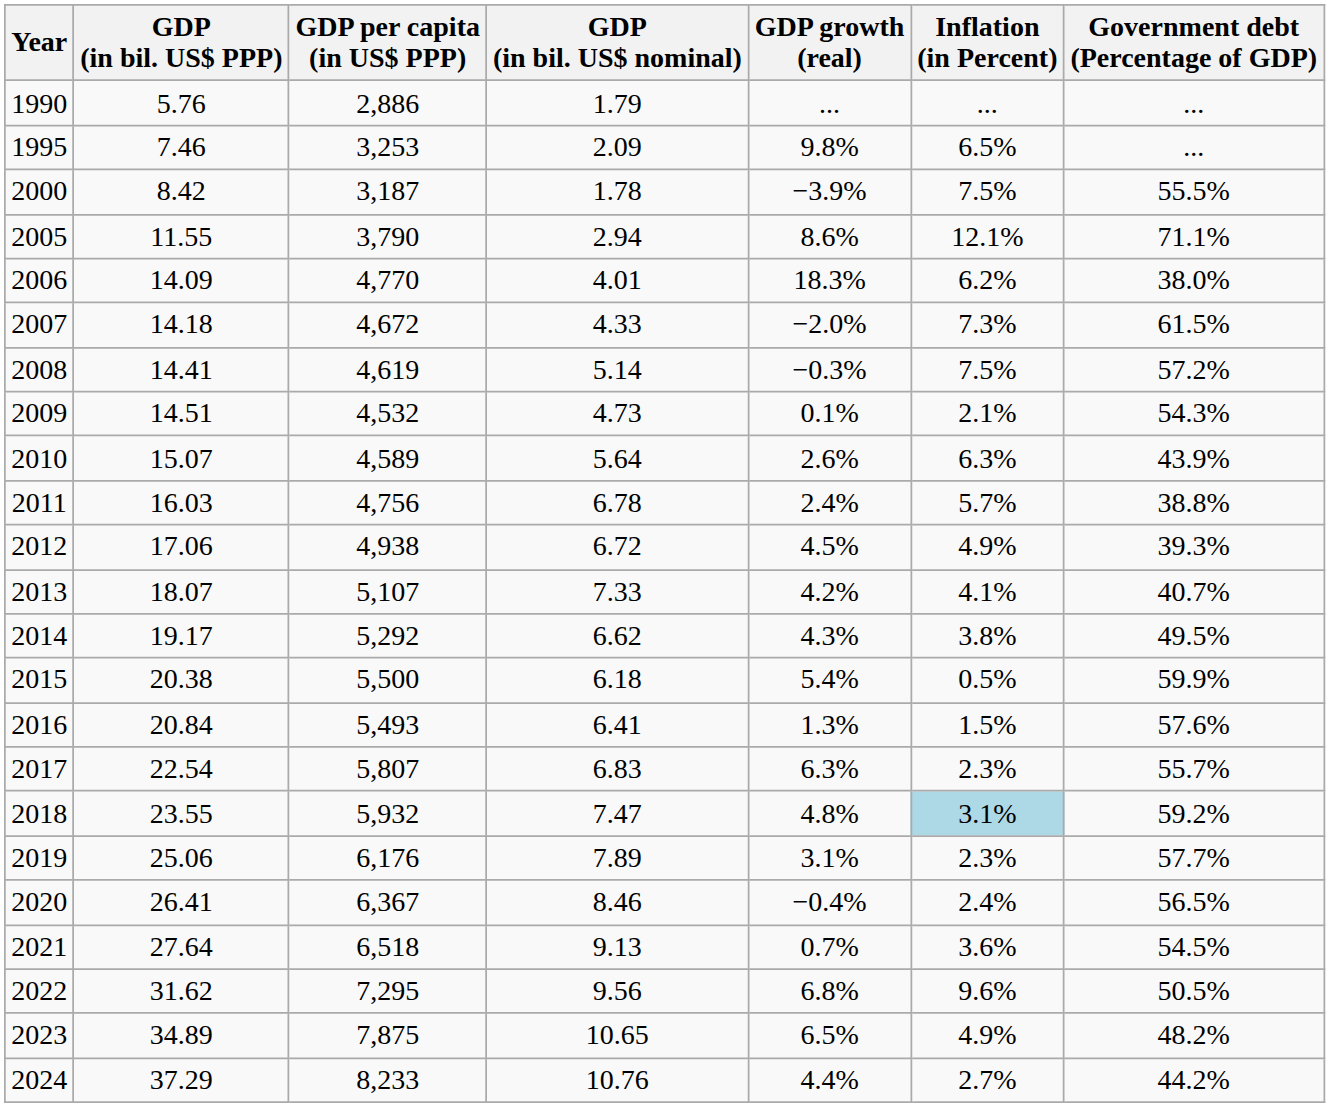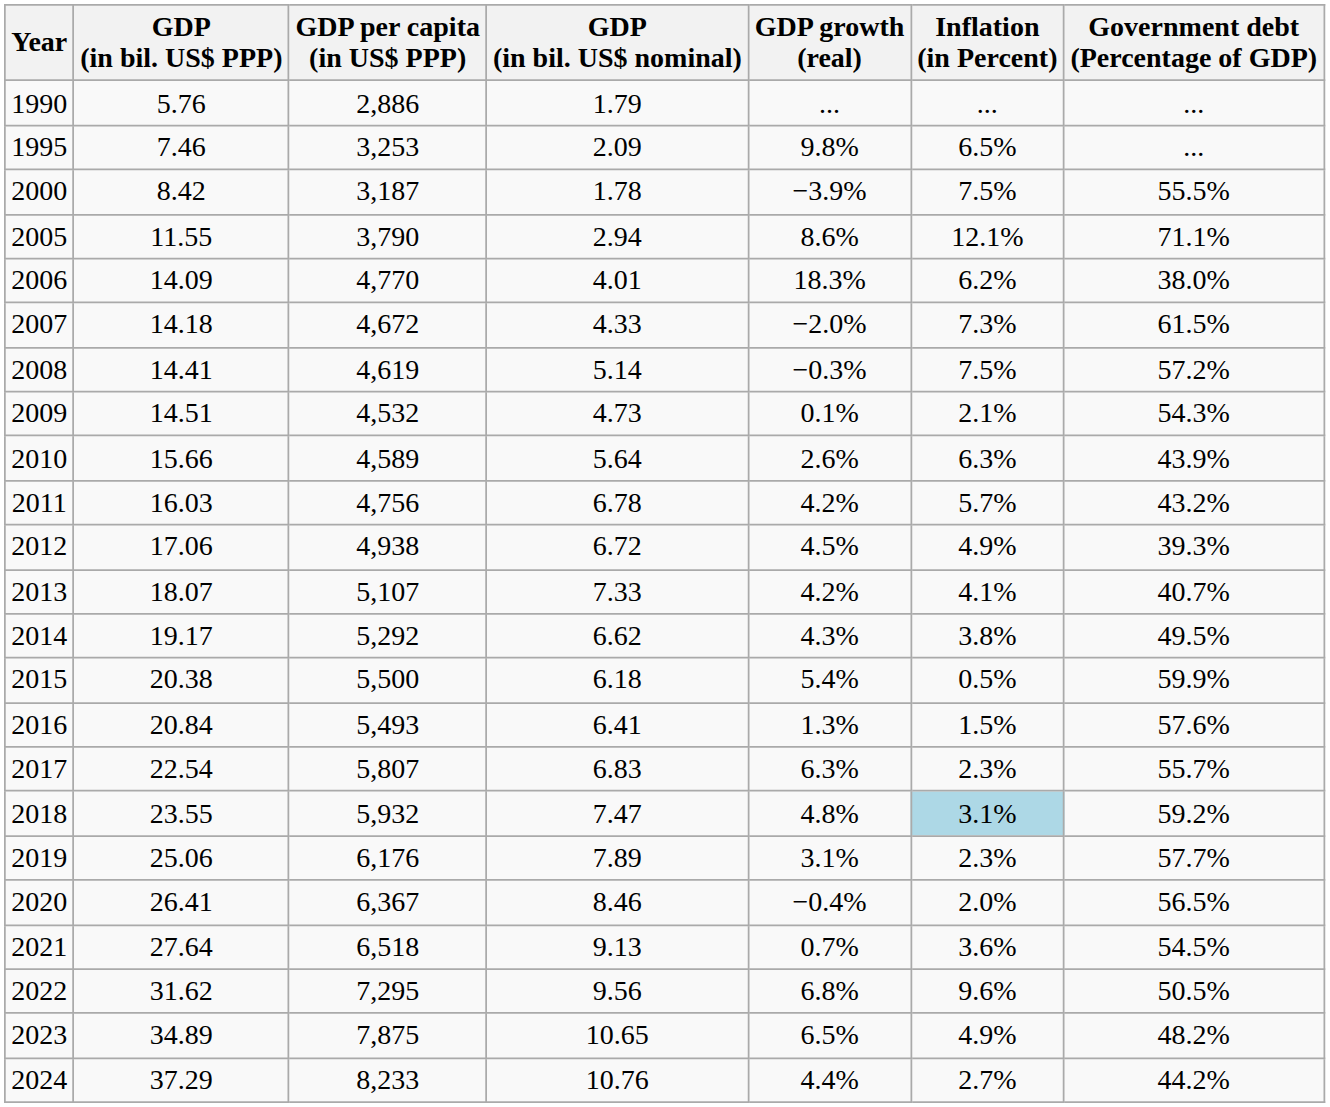(181, 457) 15.07 -> (181, 457) 15.66
(830, 502) 2.4% -> (830, 502) 4.2%
(1194, 502) 38.8% -> (1194, 502) 43.2%
(987, 901) 2.4% -> (987, 901) 2.0%
